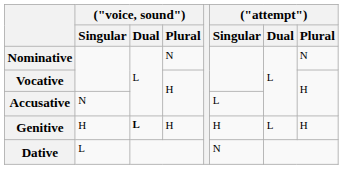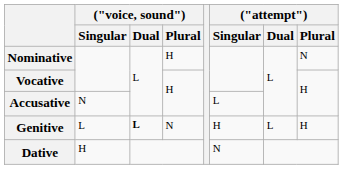(170, 55) N -> (170, 55) H
(82, 125) H -> (82, 125) L
(170, 125) H -> (170, 125) N
(82, 149) L -> (82, 149) H
